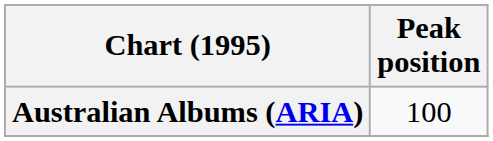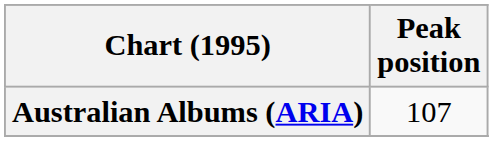(429, 111) 100 -> (429, 111) 107
